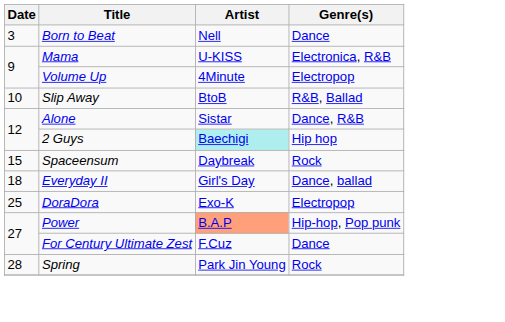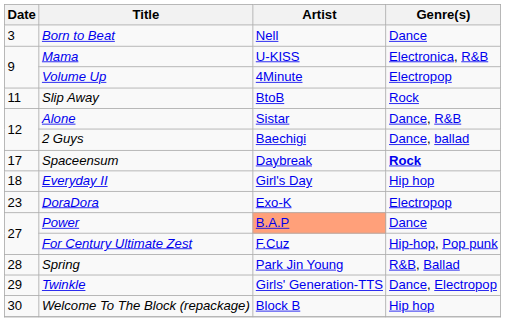(15, 98) 10 -> (14, 98) 11
(327, 98) R&B, Ballad -> (404, 98) Rock
(223, 139) paleturquoise background -> (281, 139) no background
(314, 139) Hip hop -> (429, 139) Dance, ballad
(15, 160) 15 -> (15, 160) 17
(307, 160) normal -> (405, 160) bold
(332, 181) Dance, ballad -> (412, 181) Hip hop
(15, 202) 25 -> (15, 202) 23
(346, 222) Hip-hop, Pop punk -> (408, 222) Dance
(311, 243) Dance -> (443, 243) Hip-hop, Pop punk
(307, 264) Rock -> (424, 264) R&B, Ballad
+ row: (64, 285)
+ row: (146, 306)
